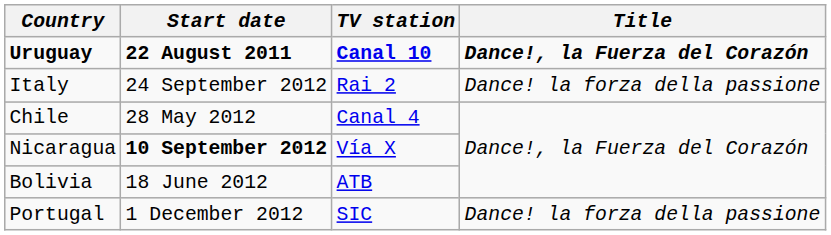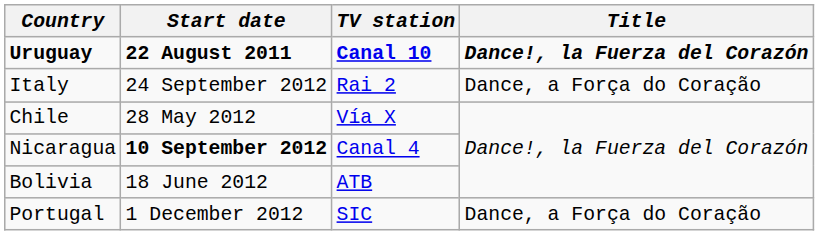(642, 85) Dance! la forza della passione -> (613, 85) Dance, a Força do Coração
(378, 117) Canal 4 -> (366, 117) Vía X
(366, 150) Vía X -> (378, 150) Canal 4
(642, 214) Dance! la forza della passione -> (613, 214) Dance, a Força do Coração
